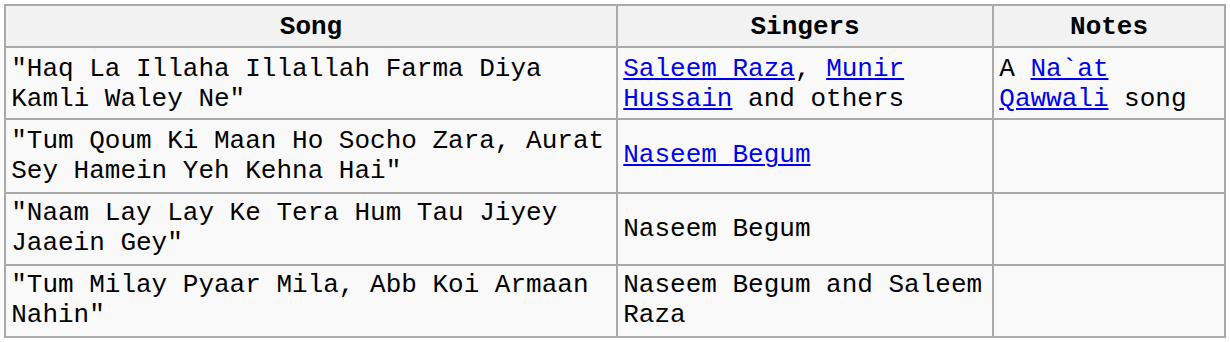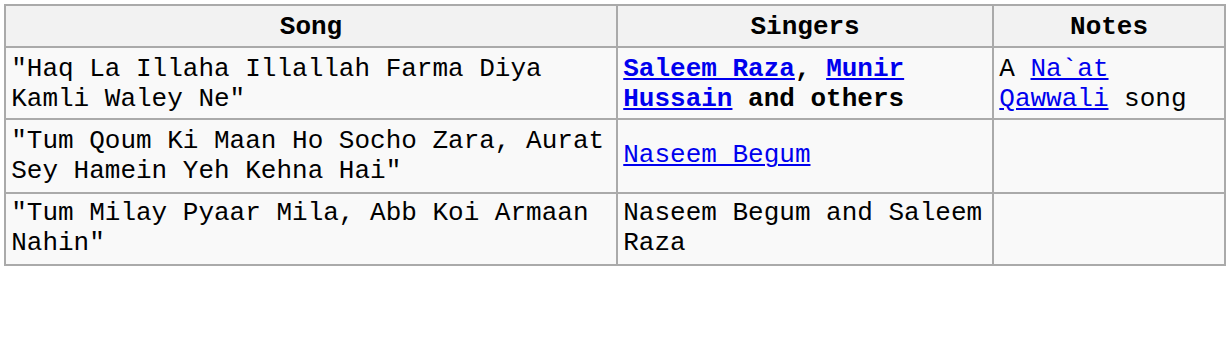(764, 84) normal -> (764, 84) bold
- row: (284, 228)
